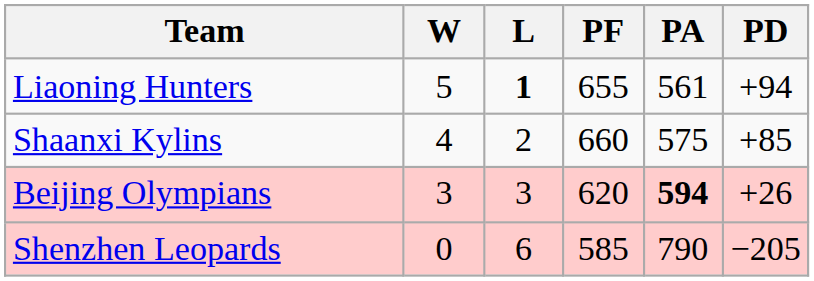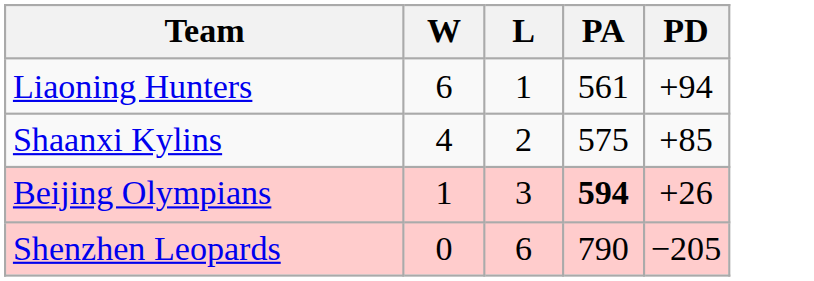- column: (603, 31)
(444, 85) 5 -> (444, 85) 6
(524, 85) bold -> (524, 85) normal
(444, 193) 3 -> (444, 193) 1
